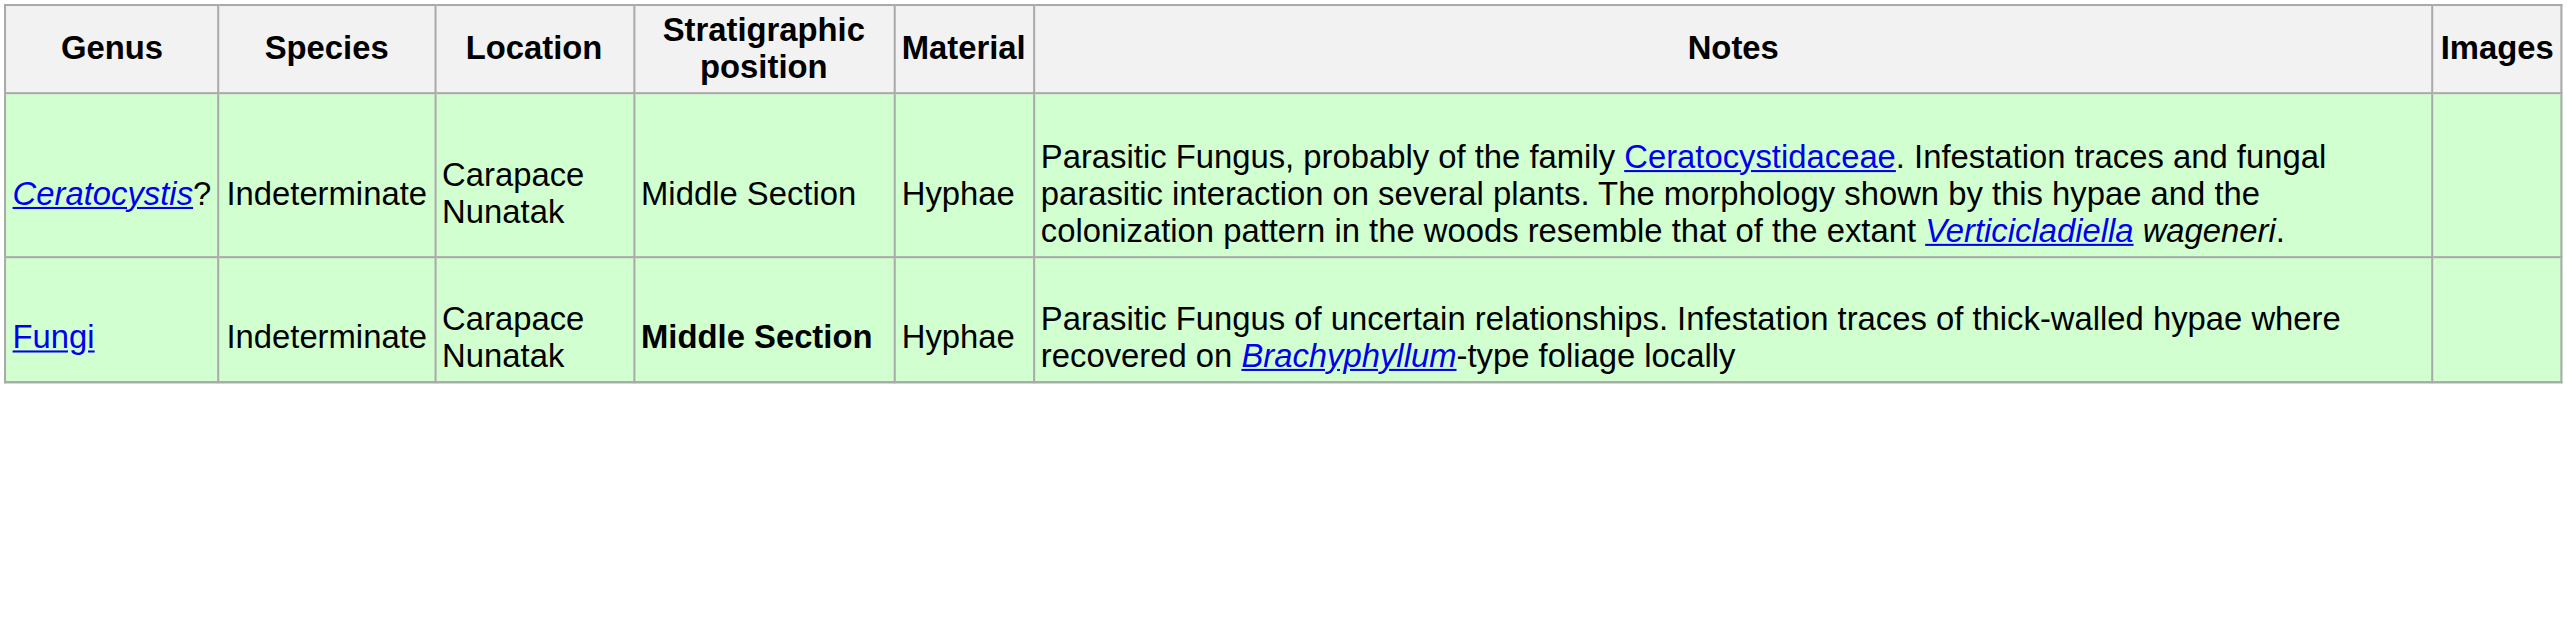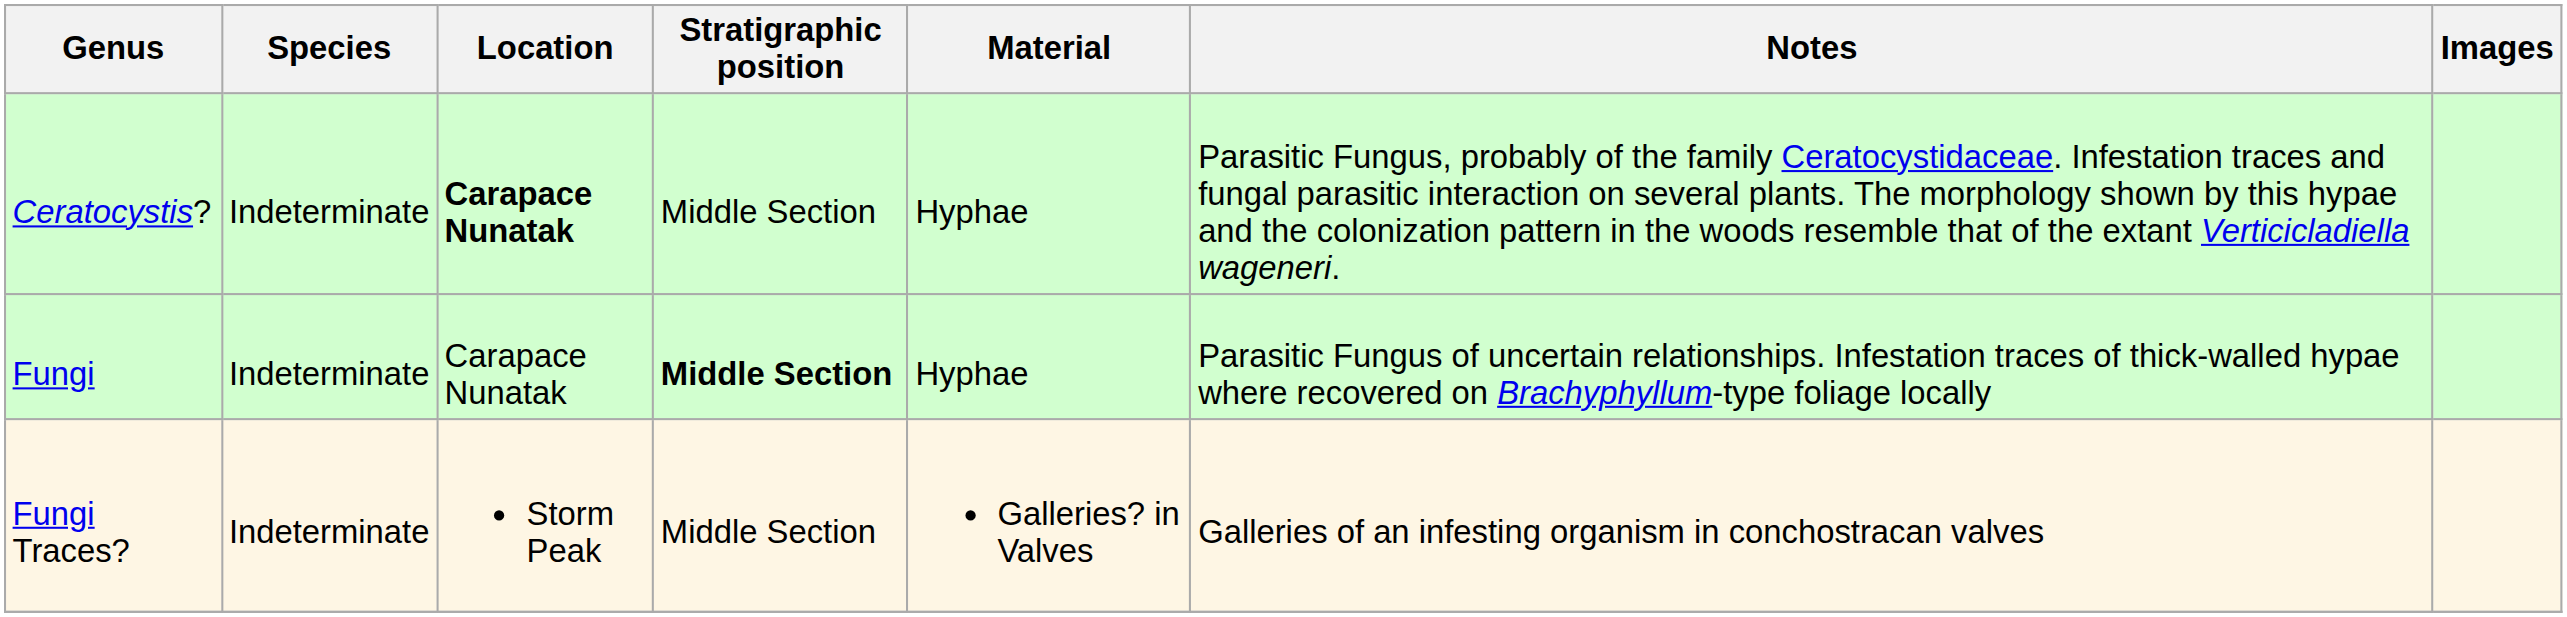(513, 193) normal -> (518, 211) bold
+ row: (71, 533)
